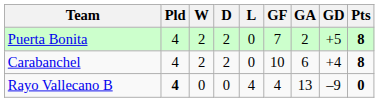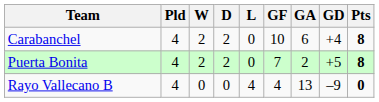rows swapped: (48, 39) <-> (44, 62)
(175, 85) bold -> (175, 85) normal
